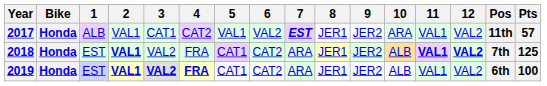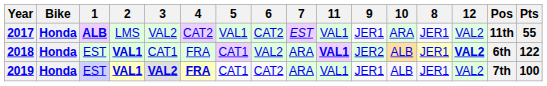columns swapped: (333, 14) <-> (433, 14)
(94, 33) normal -> (95, 33) bold
(126, 33) VAL1 -> (127, 33) LMS
(161, 33) CAT1 -> (163, 33) VAL2
(267, 33) VAL2 -> (269, 33) CAT2
(300, 33) bold -> (301, 33) normal
(367, 33) JER2 -> (369, 33) JER1
(528, 33) 57 -> (529, 33) 55
(161, 52) VAL2 -> (163, 52) CAT1
(267, 52) CAT2 -> (269, 52) VAL2
(501, 52) 7th -> (502, 52) 6th
(528, 52) 125 -> (529, 52) 122
(367, 71) JER2 -> (369, 71) JER1
(501, 71) 6th -> (502, 71) 7th
